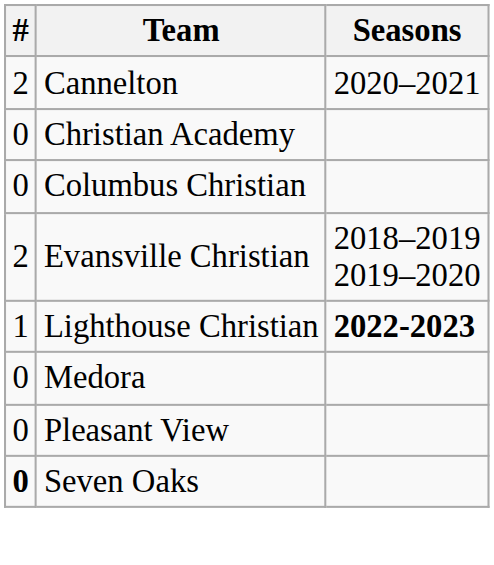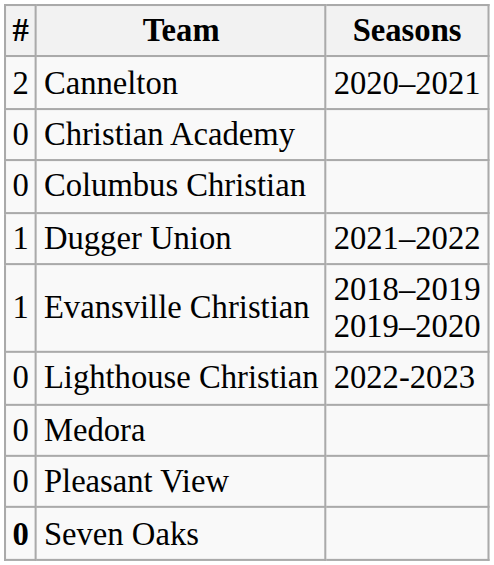+ row: (138, 237)
(21, 255) 2 -> (21, 307) 1
(21, 325) 1 -> (21, 377) 0
(404, 325) bold -> (404, 377) normal
